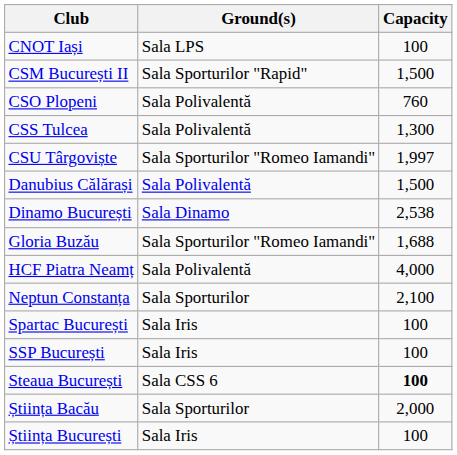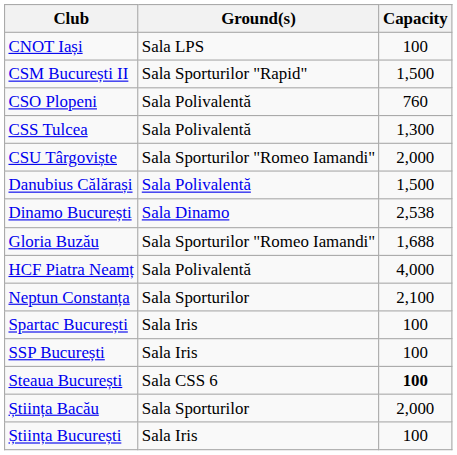(415, 157) 1,997 -> (415, 157) 2,000
